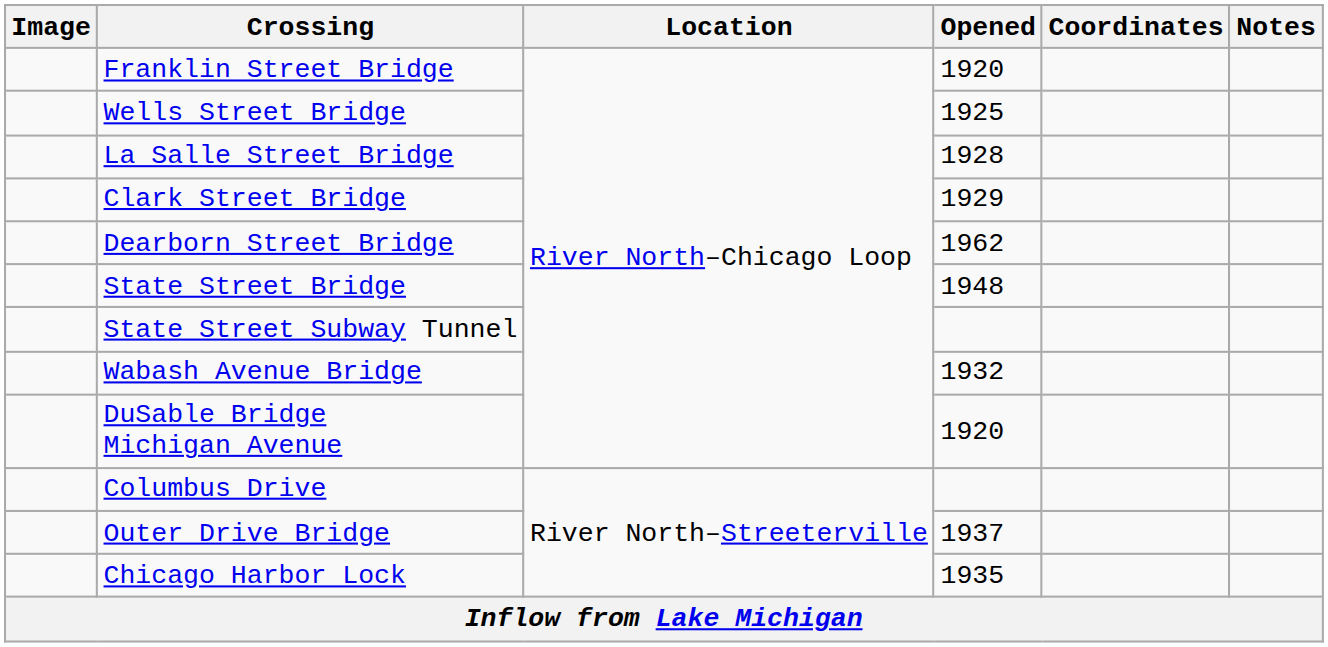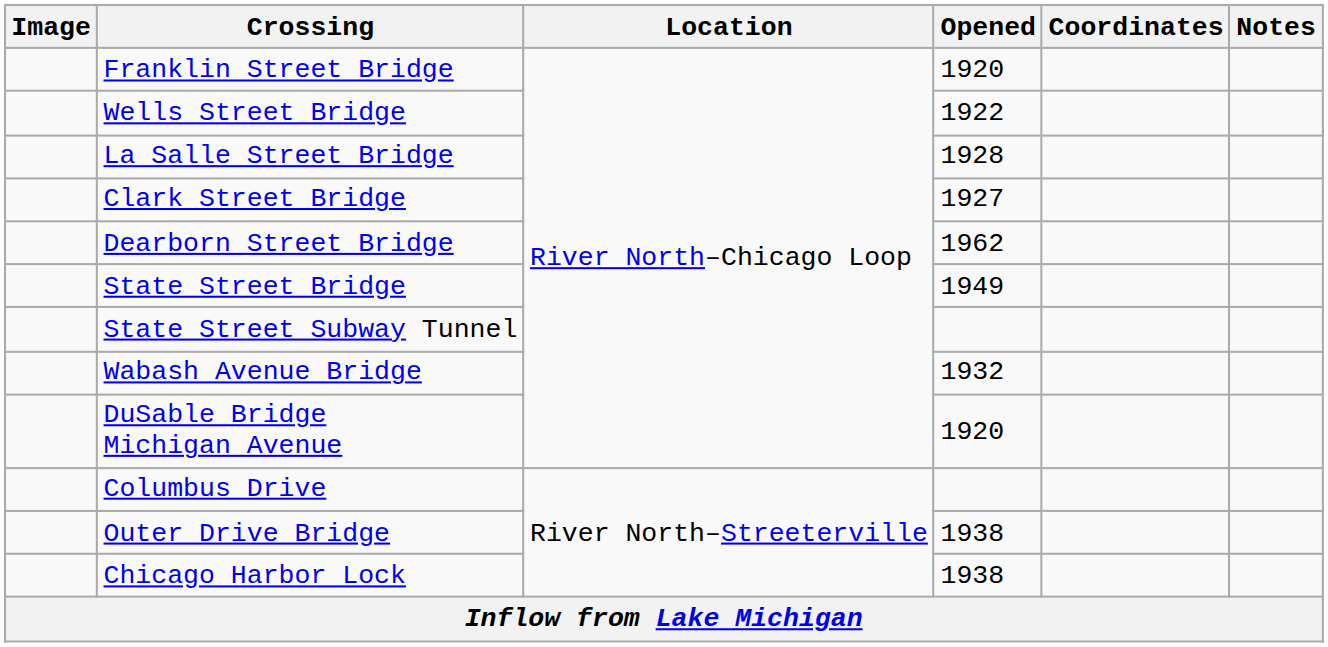(972, 113) 1925 -> (972, 113) 1922
(972, 200) 1929 -> (972, 200) 1927
(972, 286) 1948 -> (972, 286) 1949
(972, 533) 1937 -> (972, 533) 1938
(972, 576) 1935 -> (972, 576) 1938
